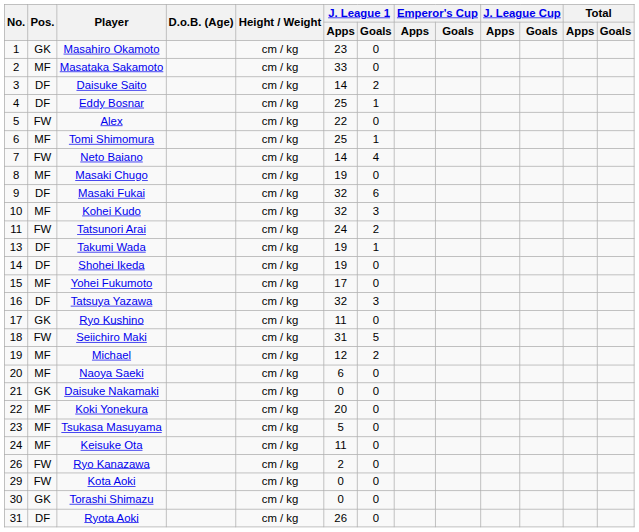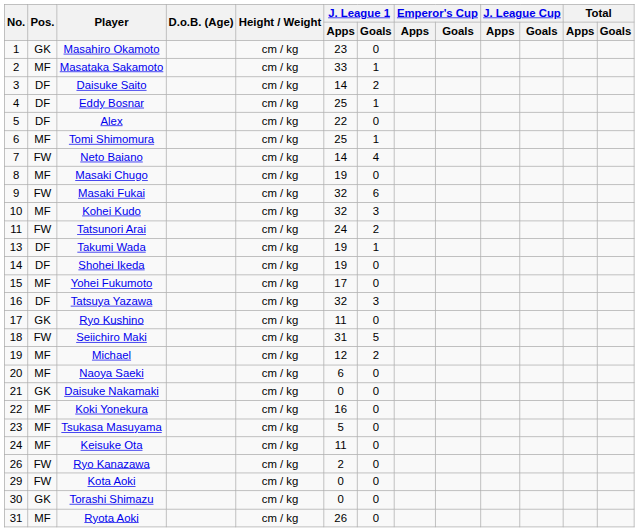(376, 67) 0 -> (376, 67) 1
(43, 121) FW -> (43, 121) DF
(43, 193) DF -> (43, 193) FW
(341, 409) 20 -> (341, 409) 16
(43, 517) DF -> (43, 517) MF
